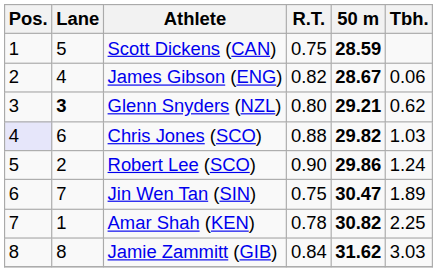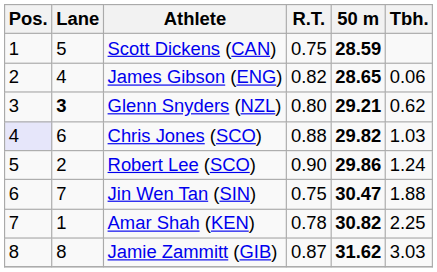(358, 77) 28.67 -> (358, 77) 28.65
(408, 194) 1.89 -> (408, 194) 1.88
(309, 252) 0.84 -> (309, 252) 0.87
